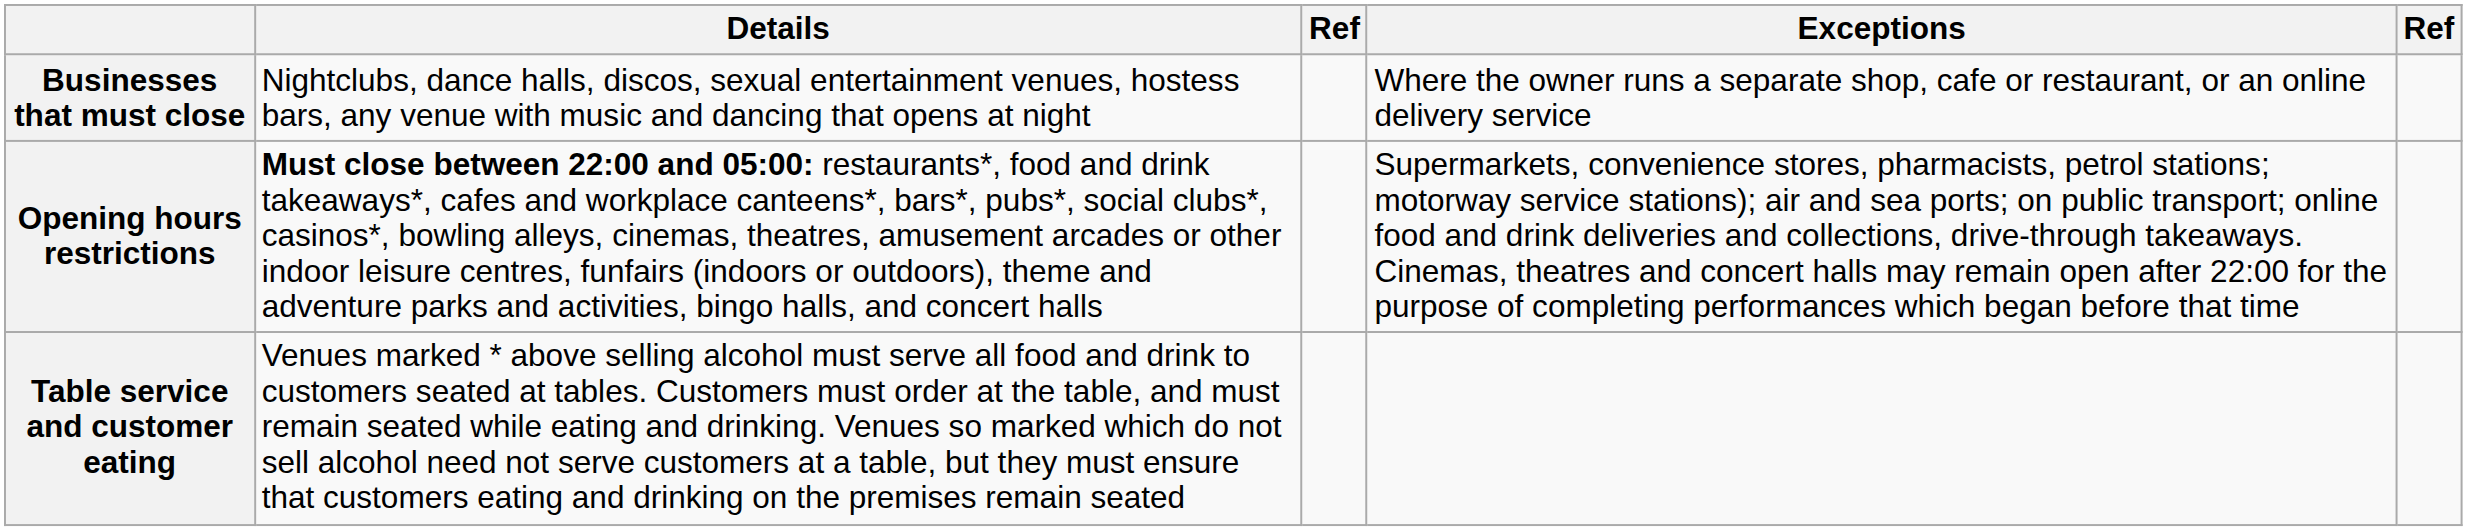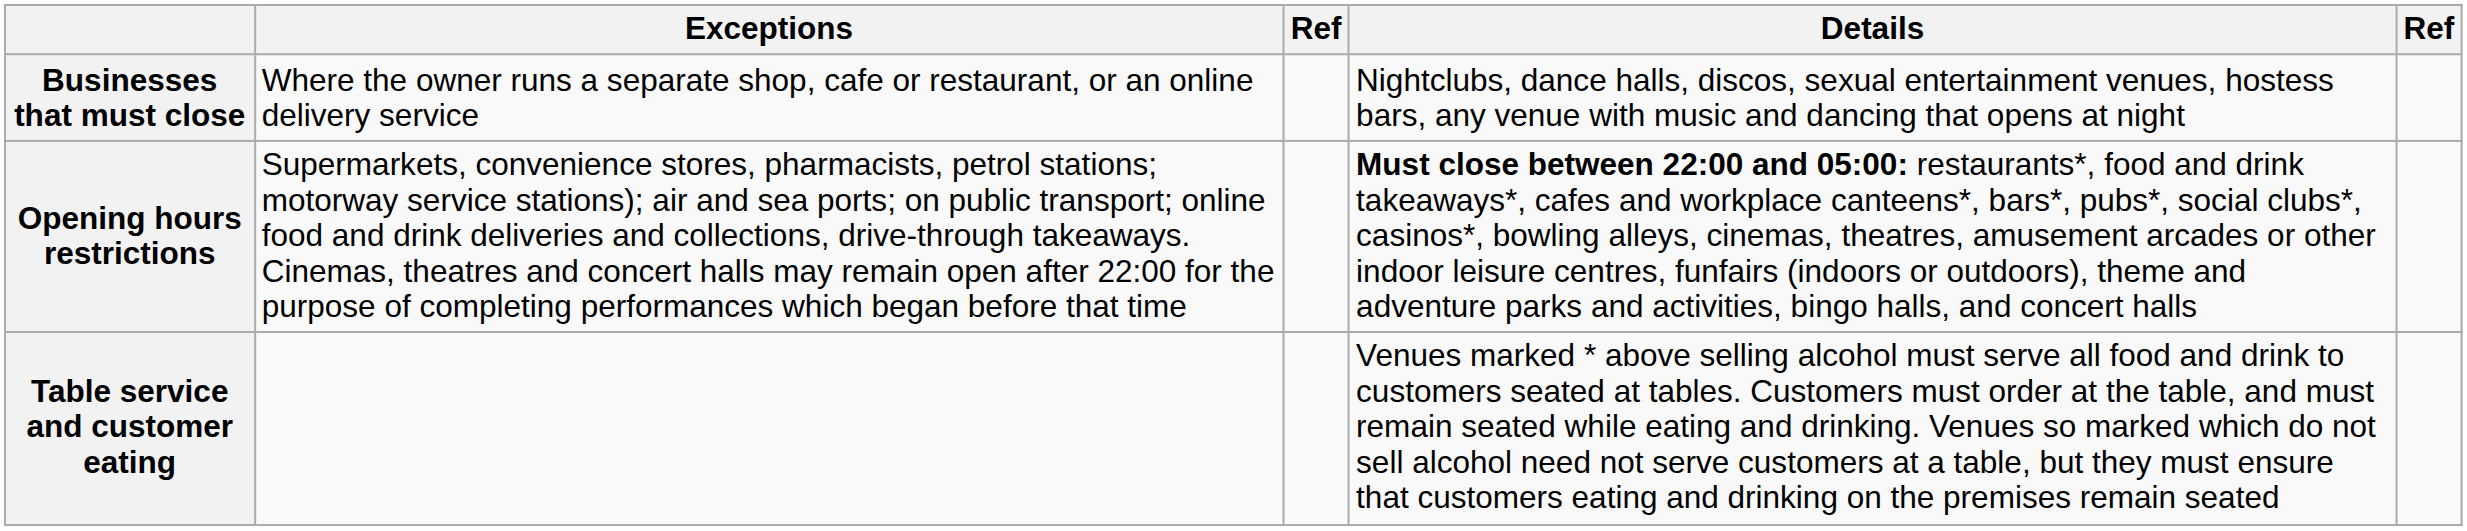columns swapped: (778, 29) <-> (1882, 29)
